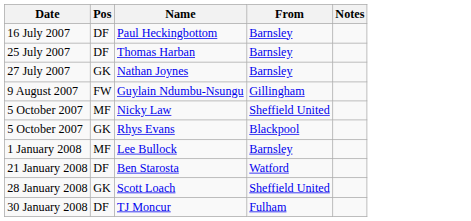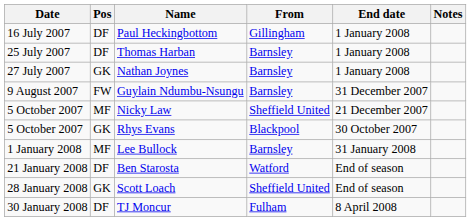+ column: (382, 14)
(271, 33) Barnsley -> (277, 33) Gillingham
(277, 91) Gillingham -> (271, 91) Barnsley
